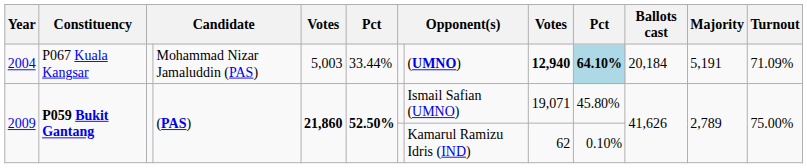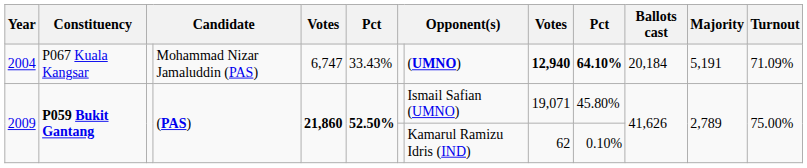(327, 63) 5,003 -> (327, 63) 6,747
(371, 63) 33.44% -> (371, 63) 33.43%
(599, 63) lightblue background -> (599, 63) no background
